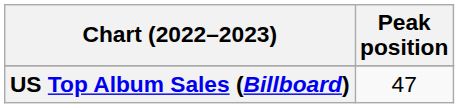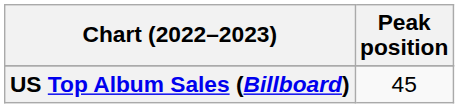(404, 84) 47 -> (404, 84) 45
